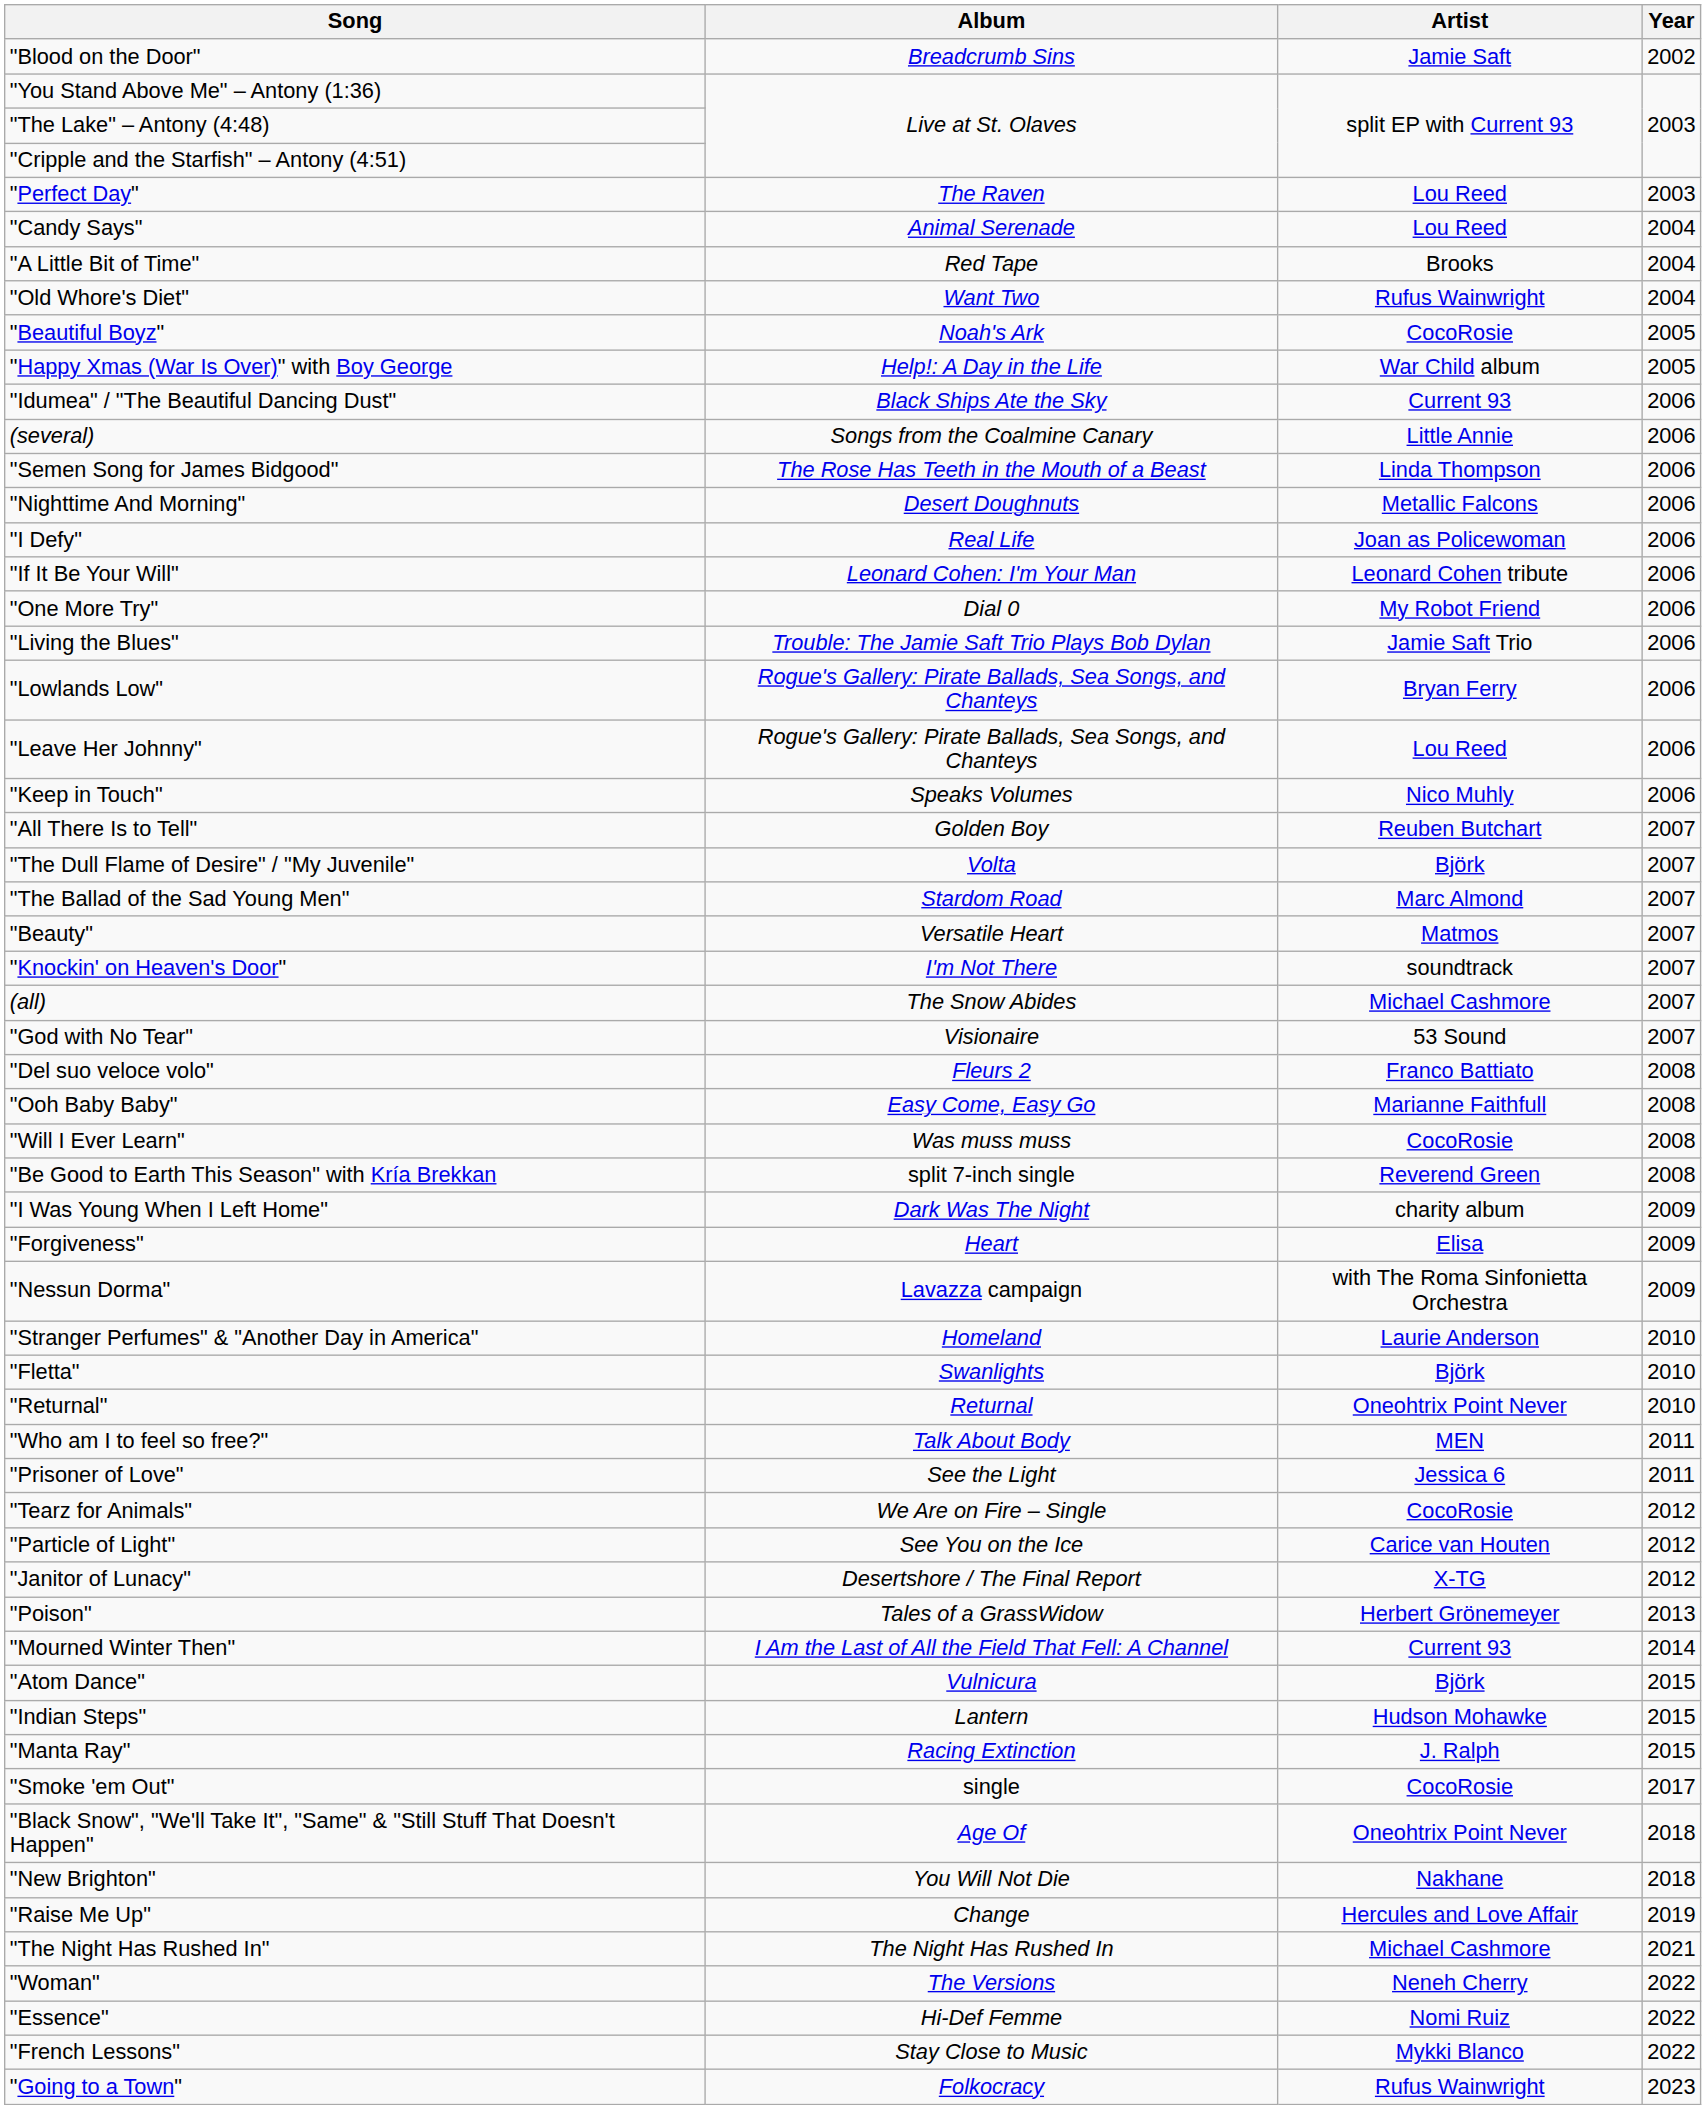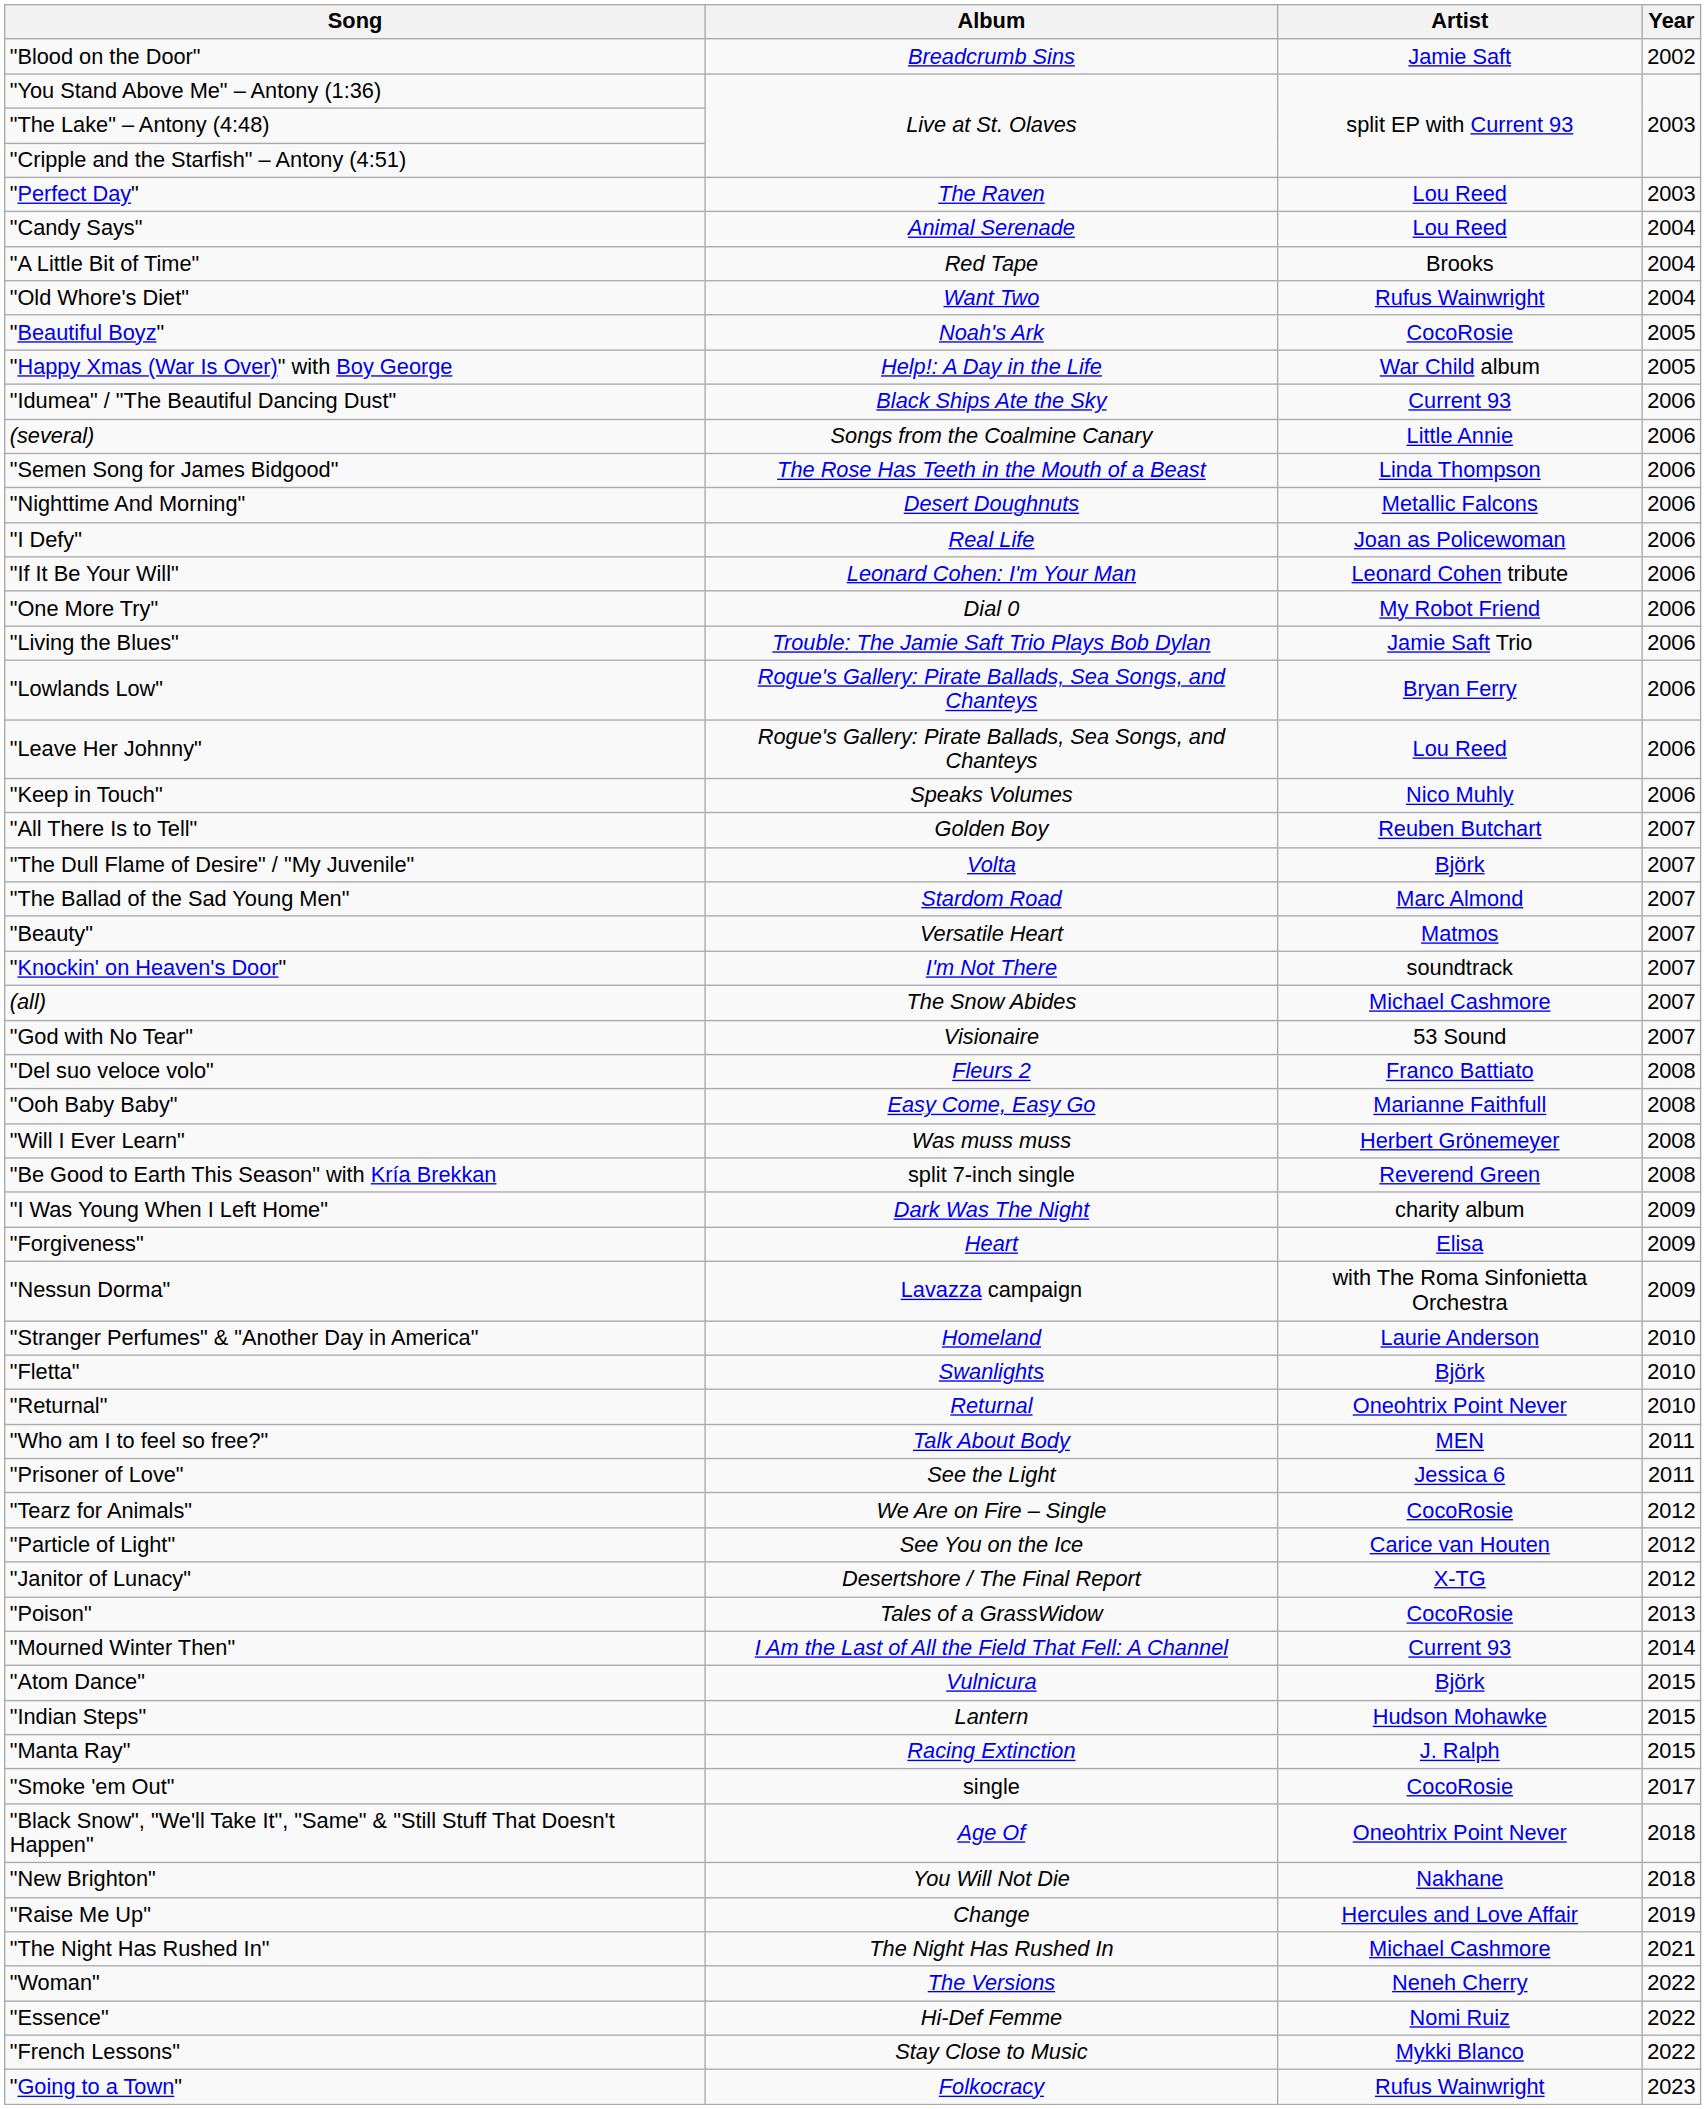(1460, 1140) CocoRosie -> (1460, 1140) Herbert Grönemeyer
(1460, 1613) Herbert Grönemeyer -> (1460, 1613) CocoRosie
